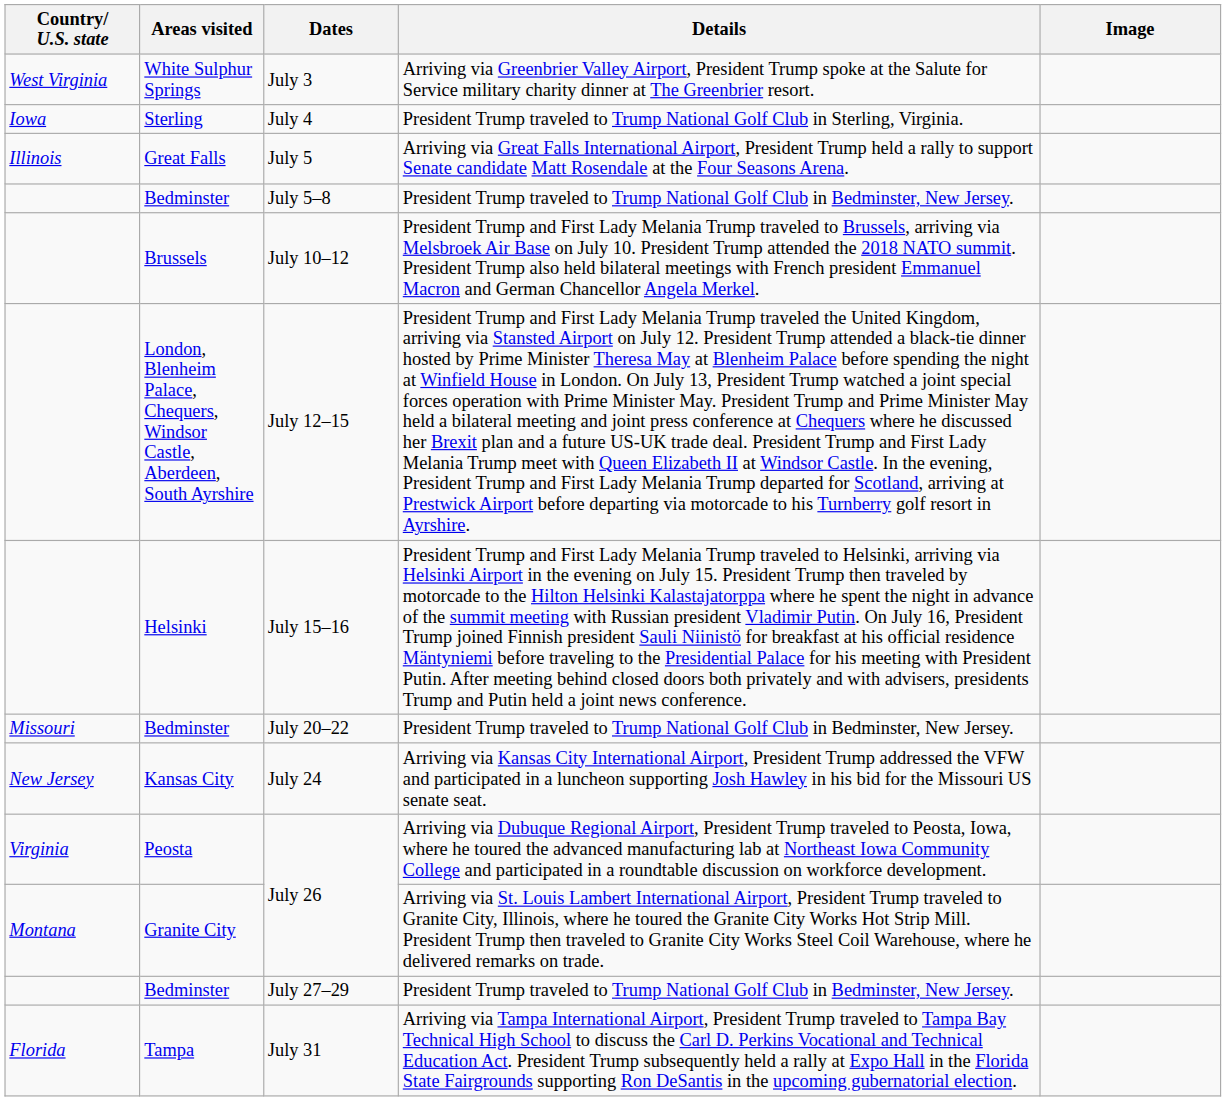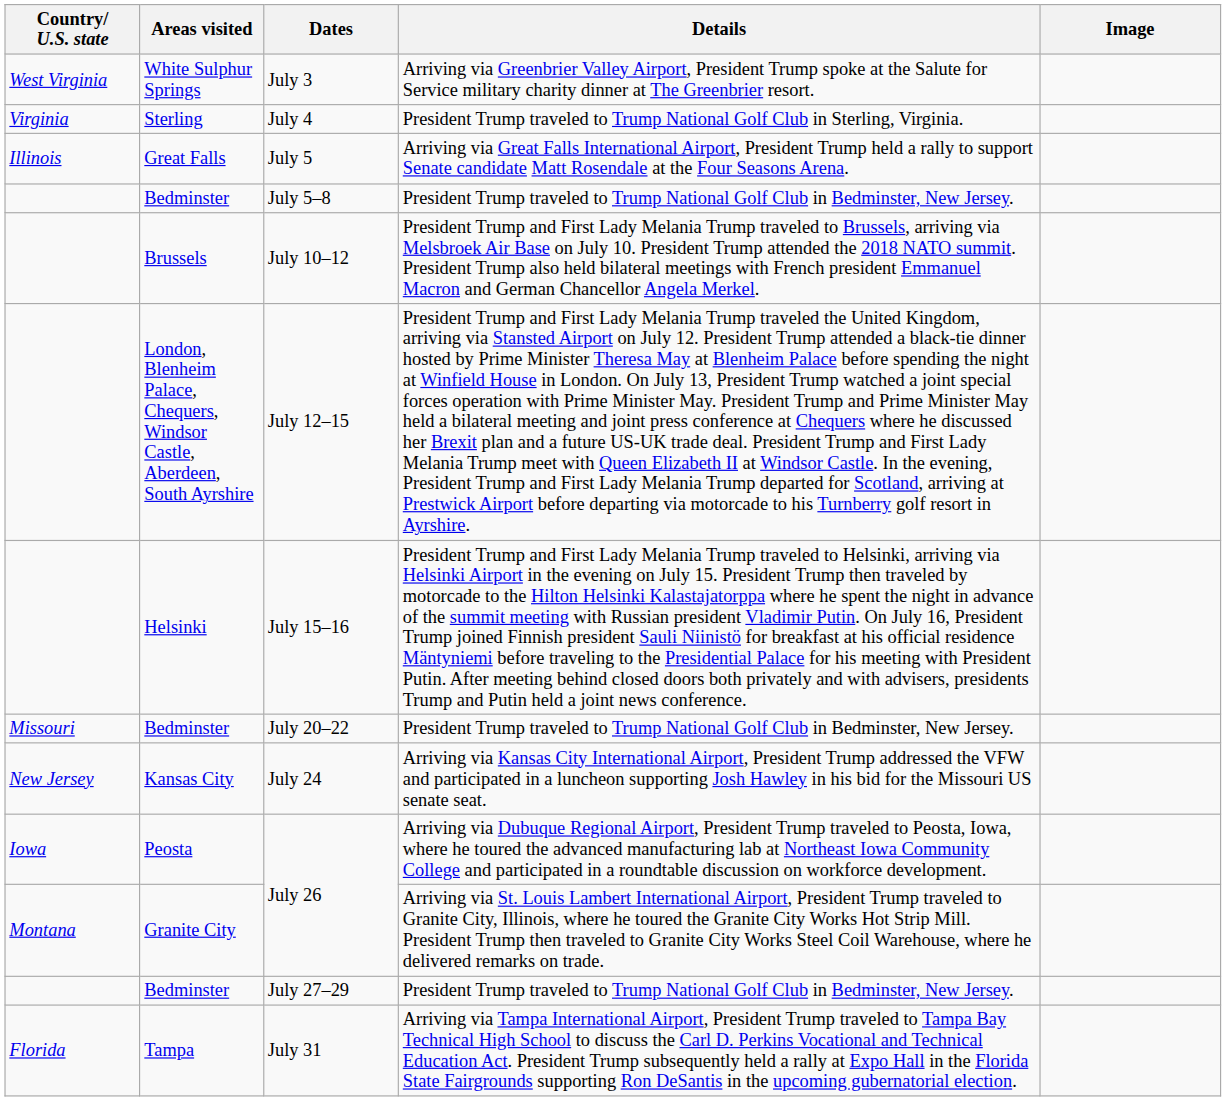(28, 118) Iowa -> (39, 118) Virginia
(39, 849) Virginia -> (28, 849) Iowa
